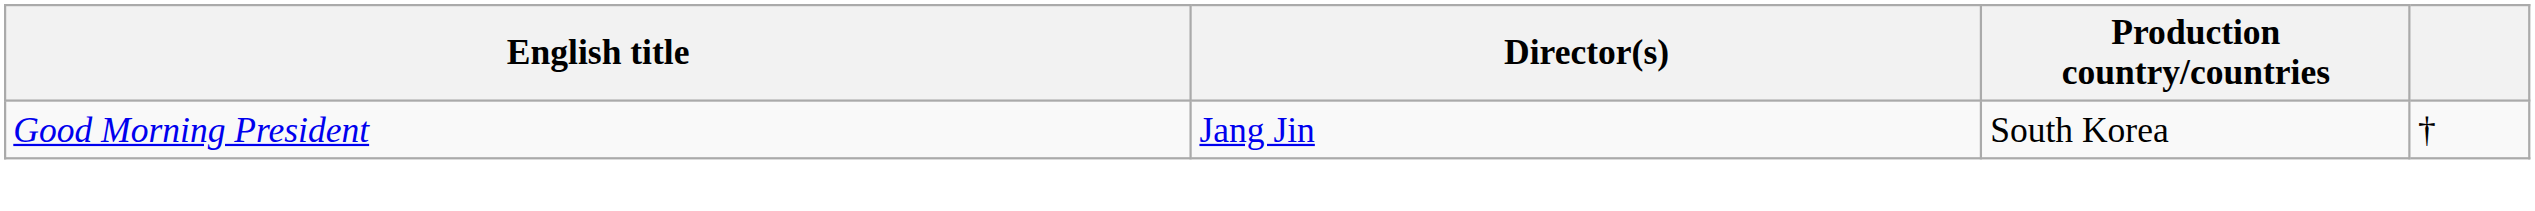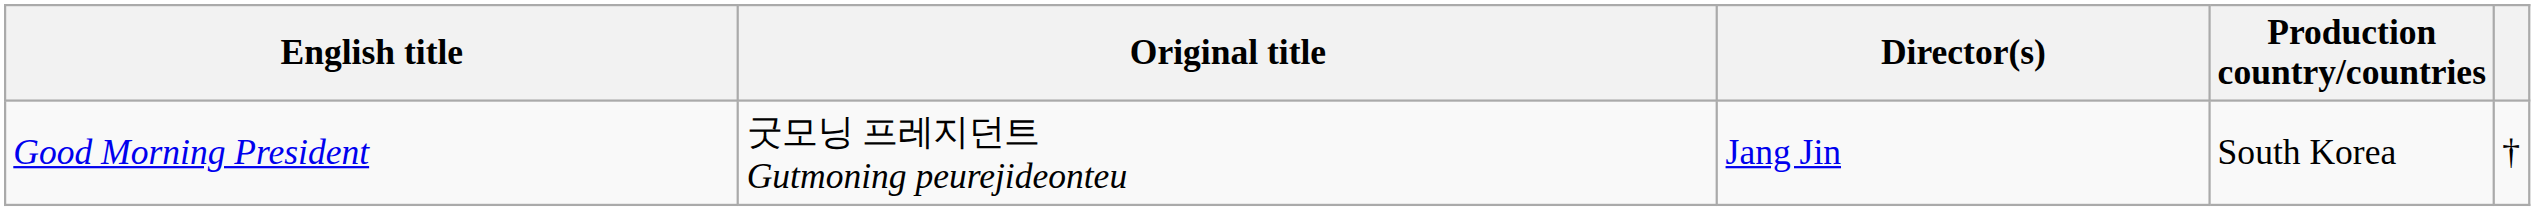+ column: (1228, 52)
